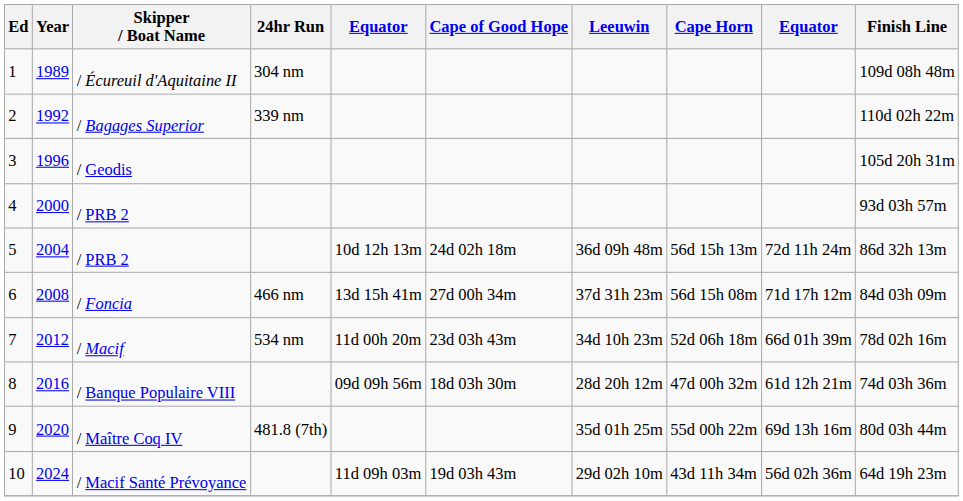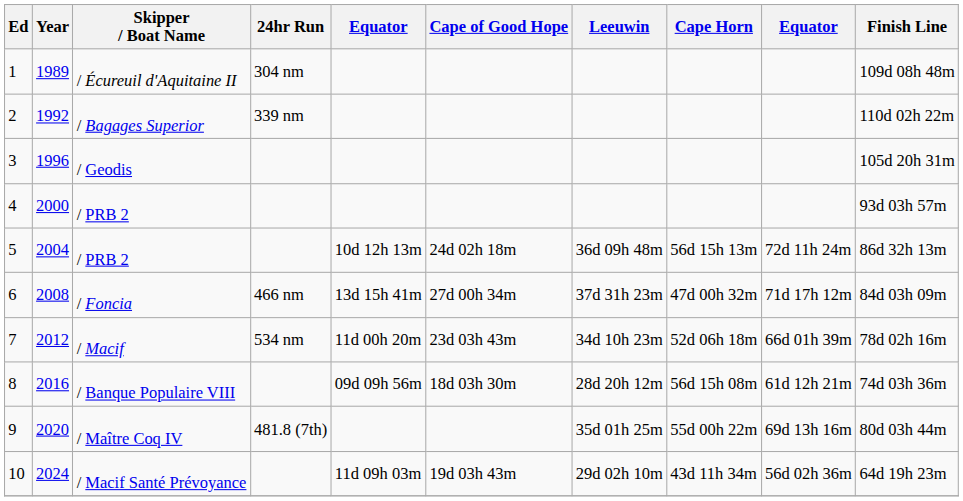(714, 294) 56d 15h 08m -> (714, 294) 47d 00h 32m
(714, 384) 47d 00h 32m -> (714, 384) 56d 15h 08m
